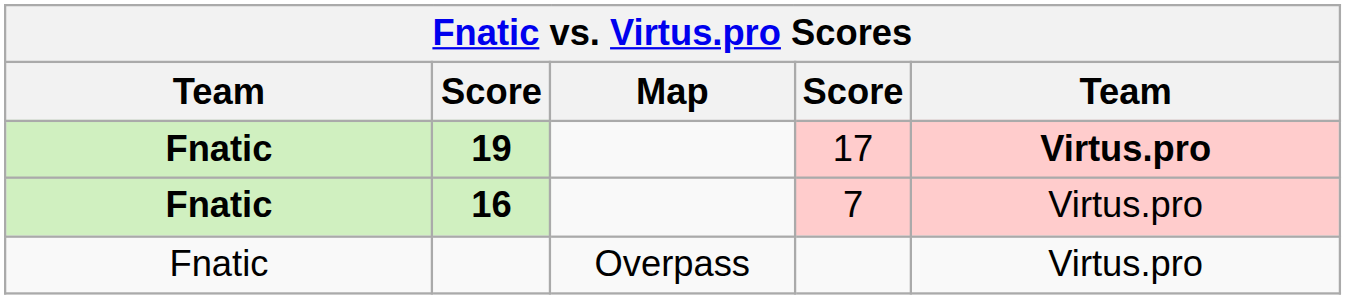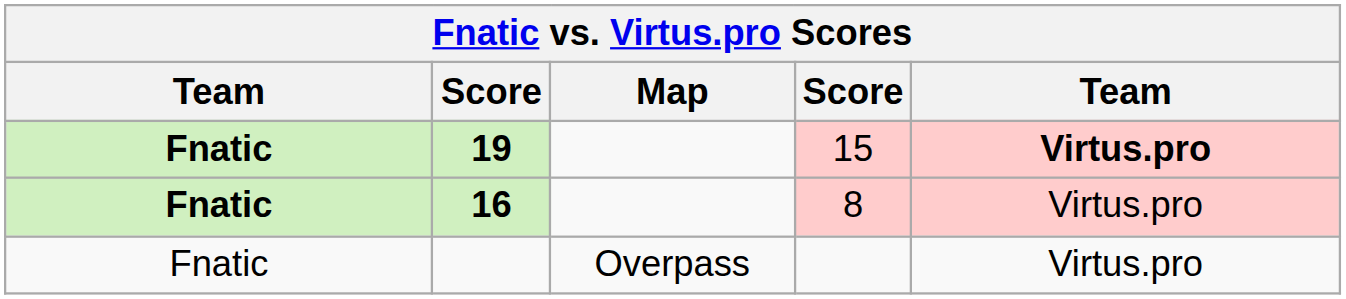(853, 148) 17 -> (853, 148) 15
(853, 206) 7 -> (853, 206) 8
